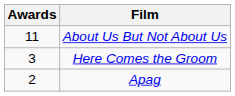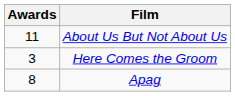(32, 79) 2 -> (32, 79) 8
